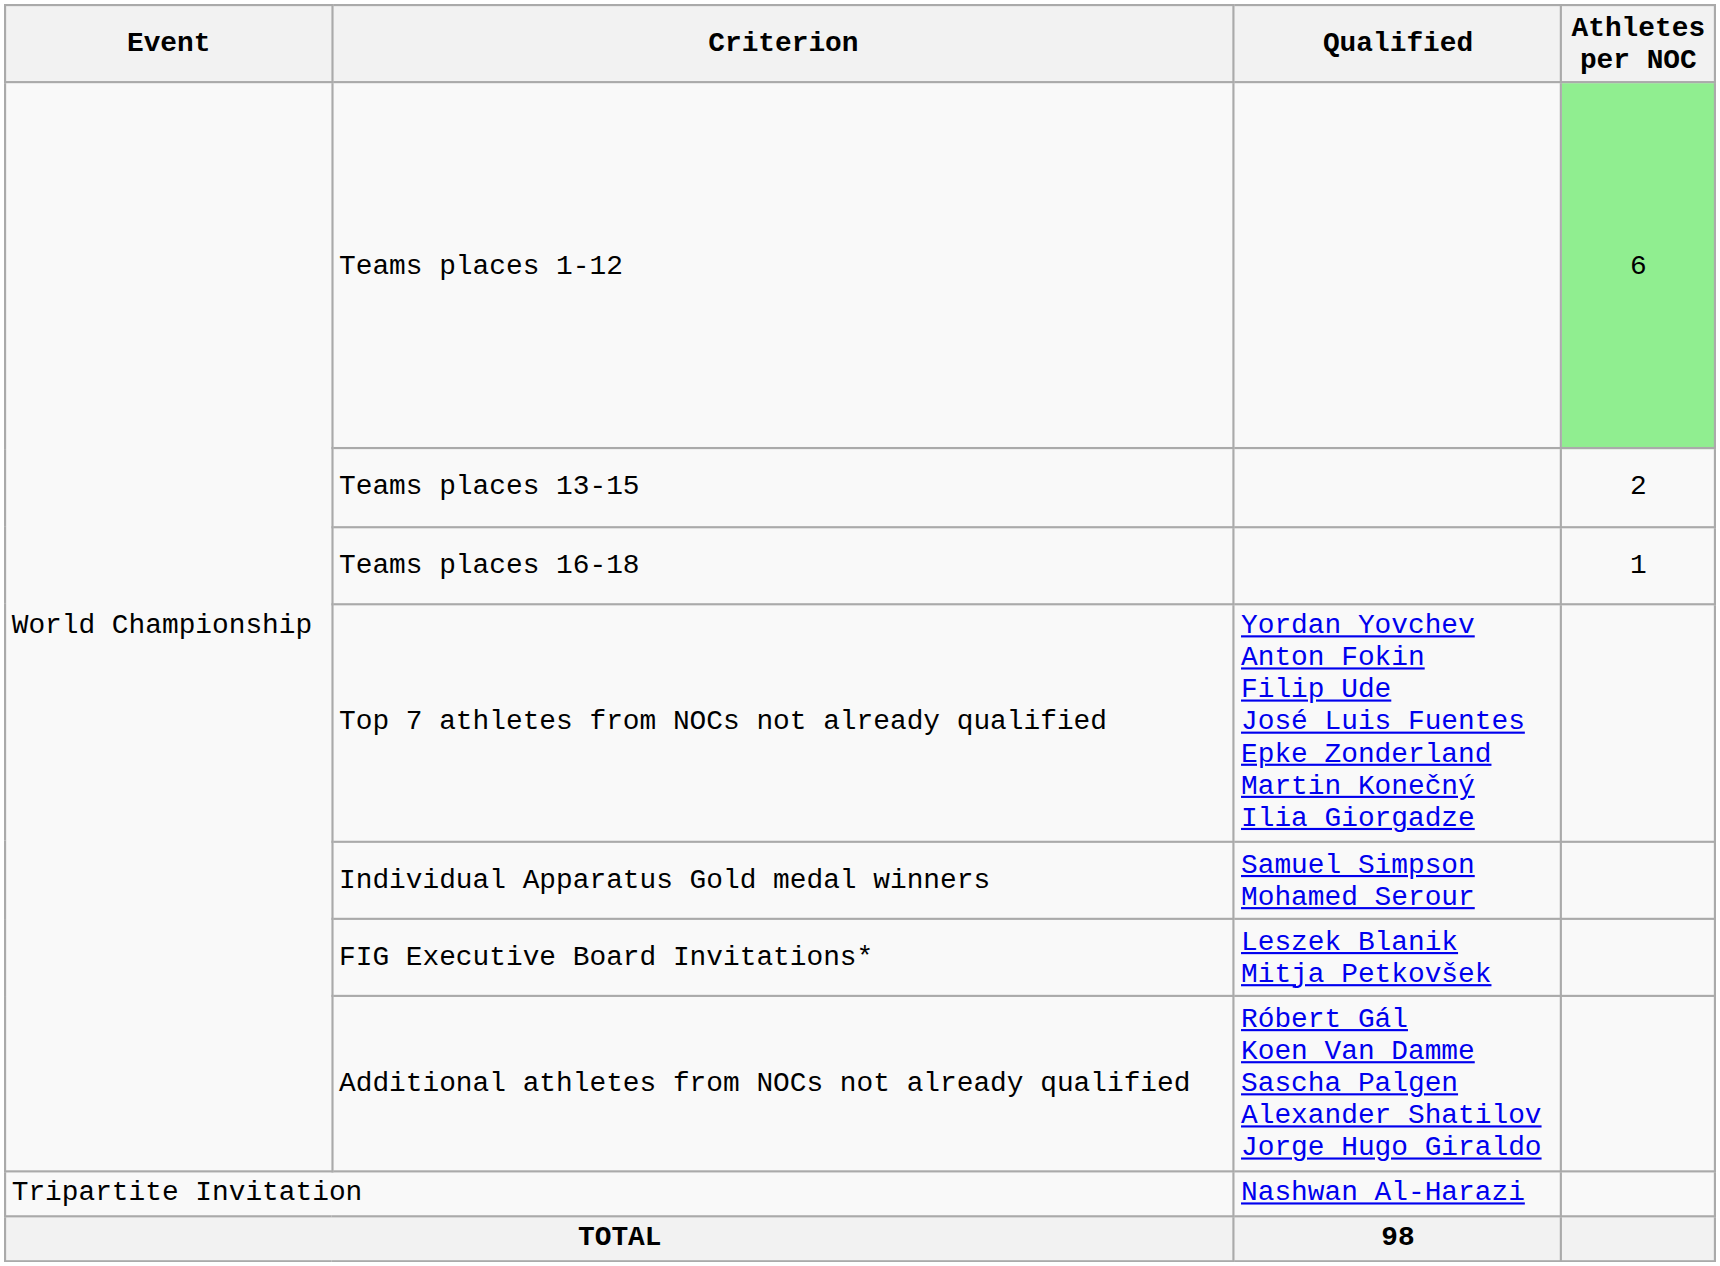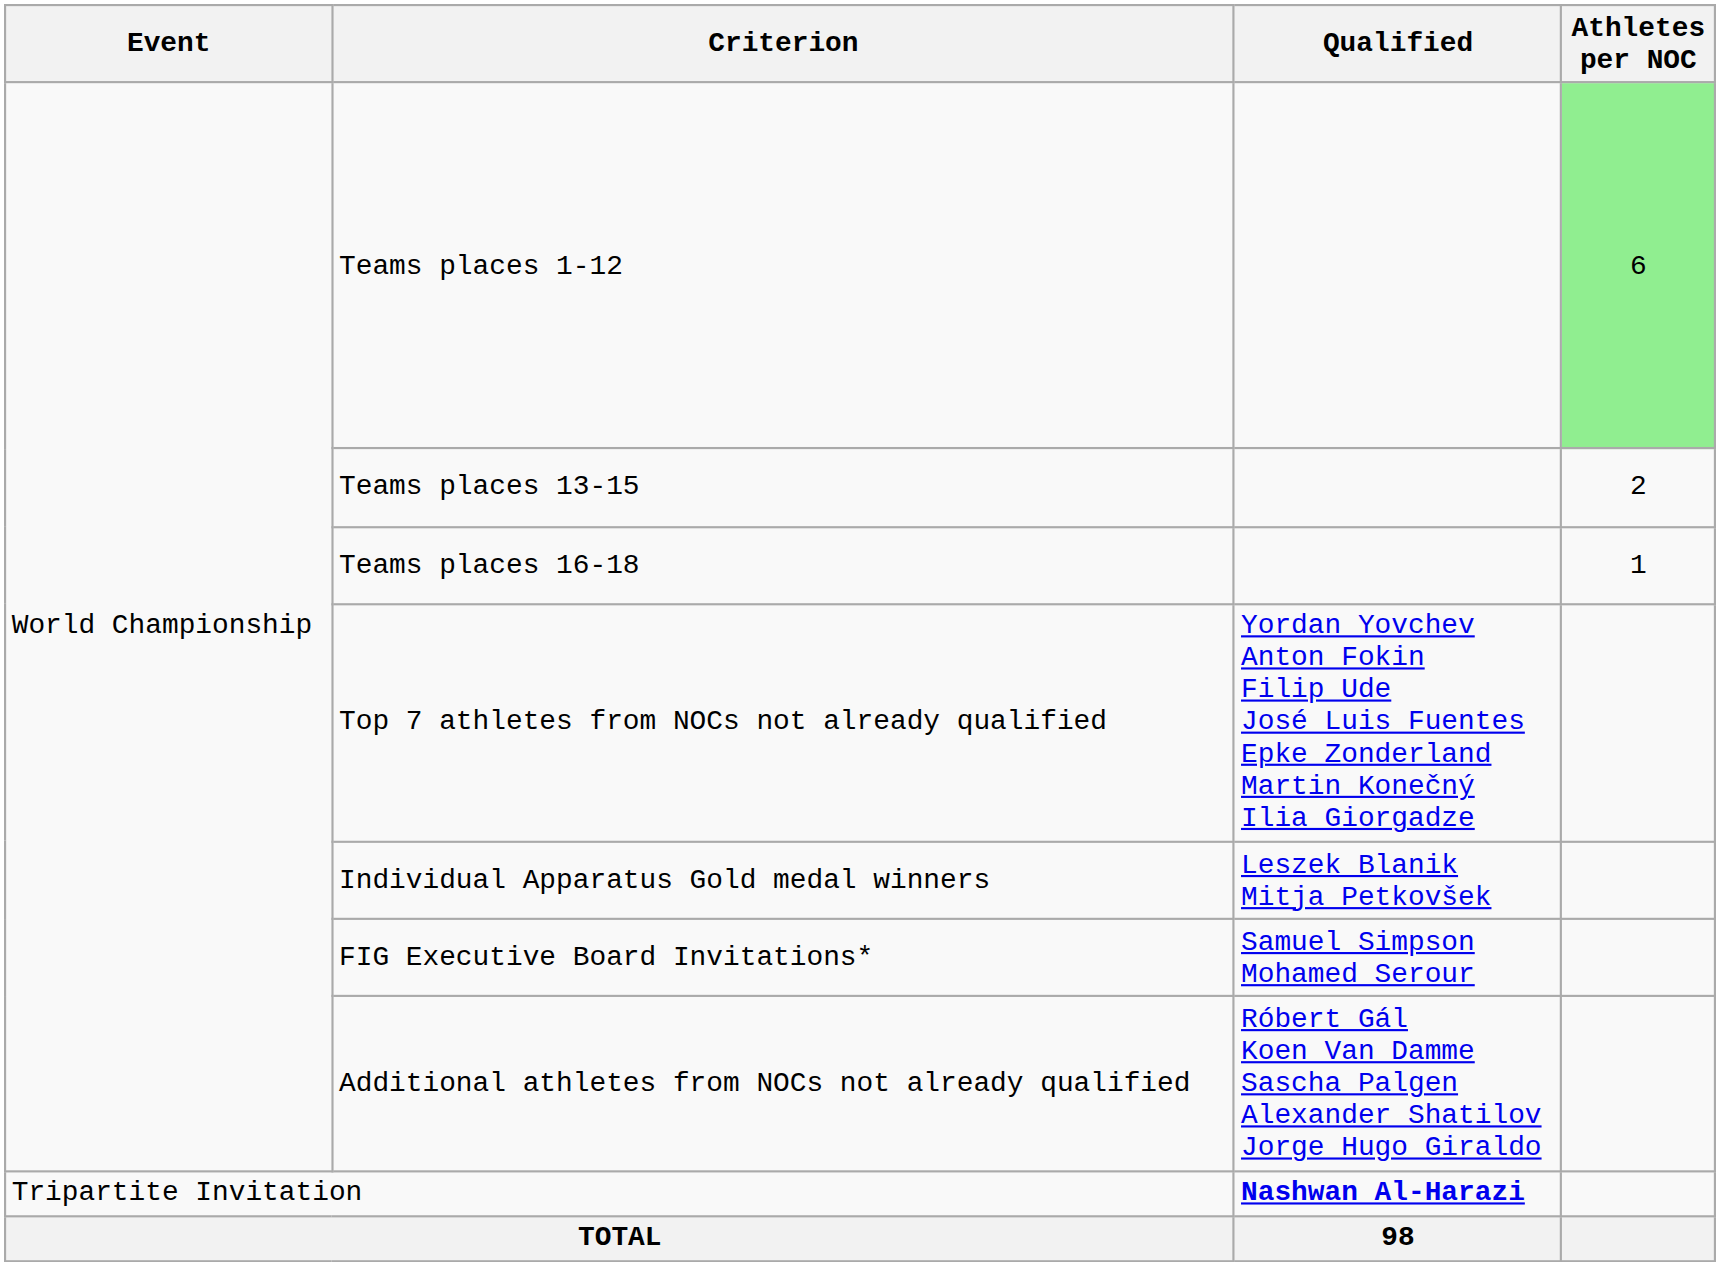(1358, 880) Samuel Simpson Mohamed Serour -> (1366, 880) Leszek Blanik Mitja Petkovšek
(1366, 958) Leszek Blanik Mitja Petkovšek -> (1358, 958) Samuel Simpson Mohamed Serour
(1383, 1193) normal -> (1383, 1193) bold
